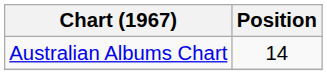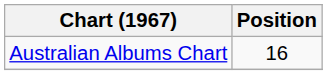(277, 52) 14 -> (277, 52) 16
